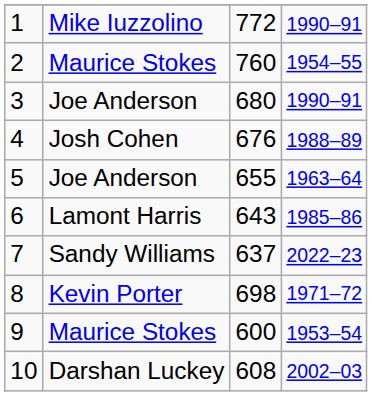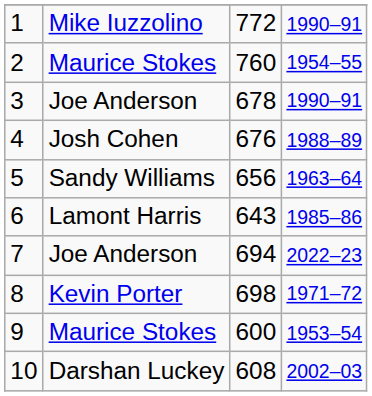(256, 100) 680 -> (256, 100) 678
(123, 178) Joe Anderson -> (132, 178) Sandy Williams
(256, 178) 655 -> (256, 178) 656
(132, 255) Sandy Williams -> (123, 255) Joe Anderson
(256, 255) 637 -> (256, 255) 694
